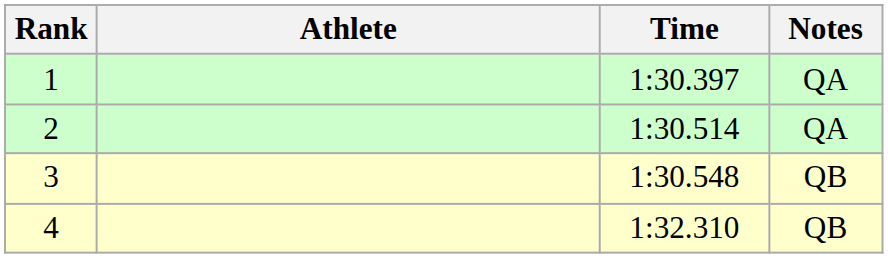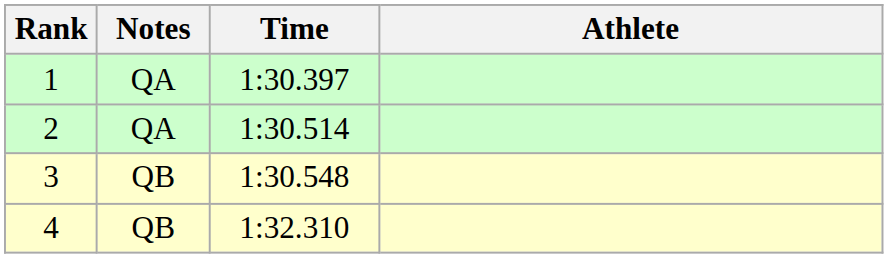columns swapped: (348, 29) <-> (826, 29)
